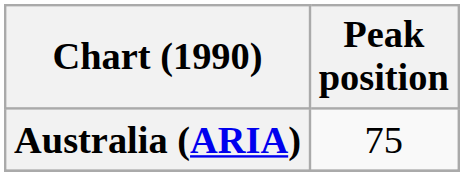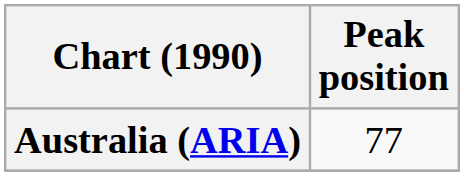(384, 139) 75 -> (384, 139) 77
